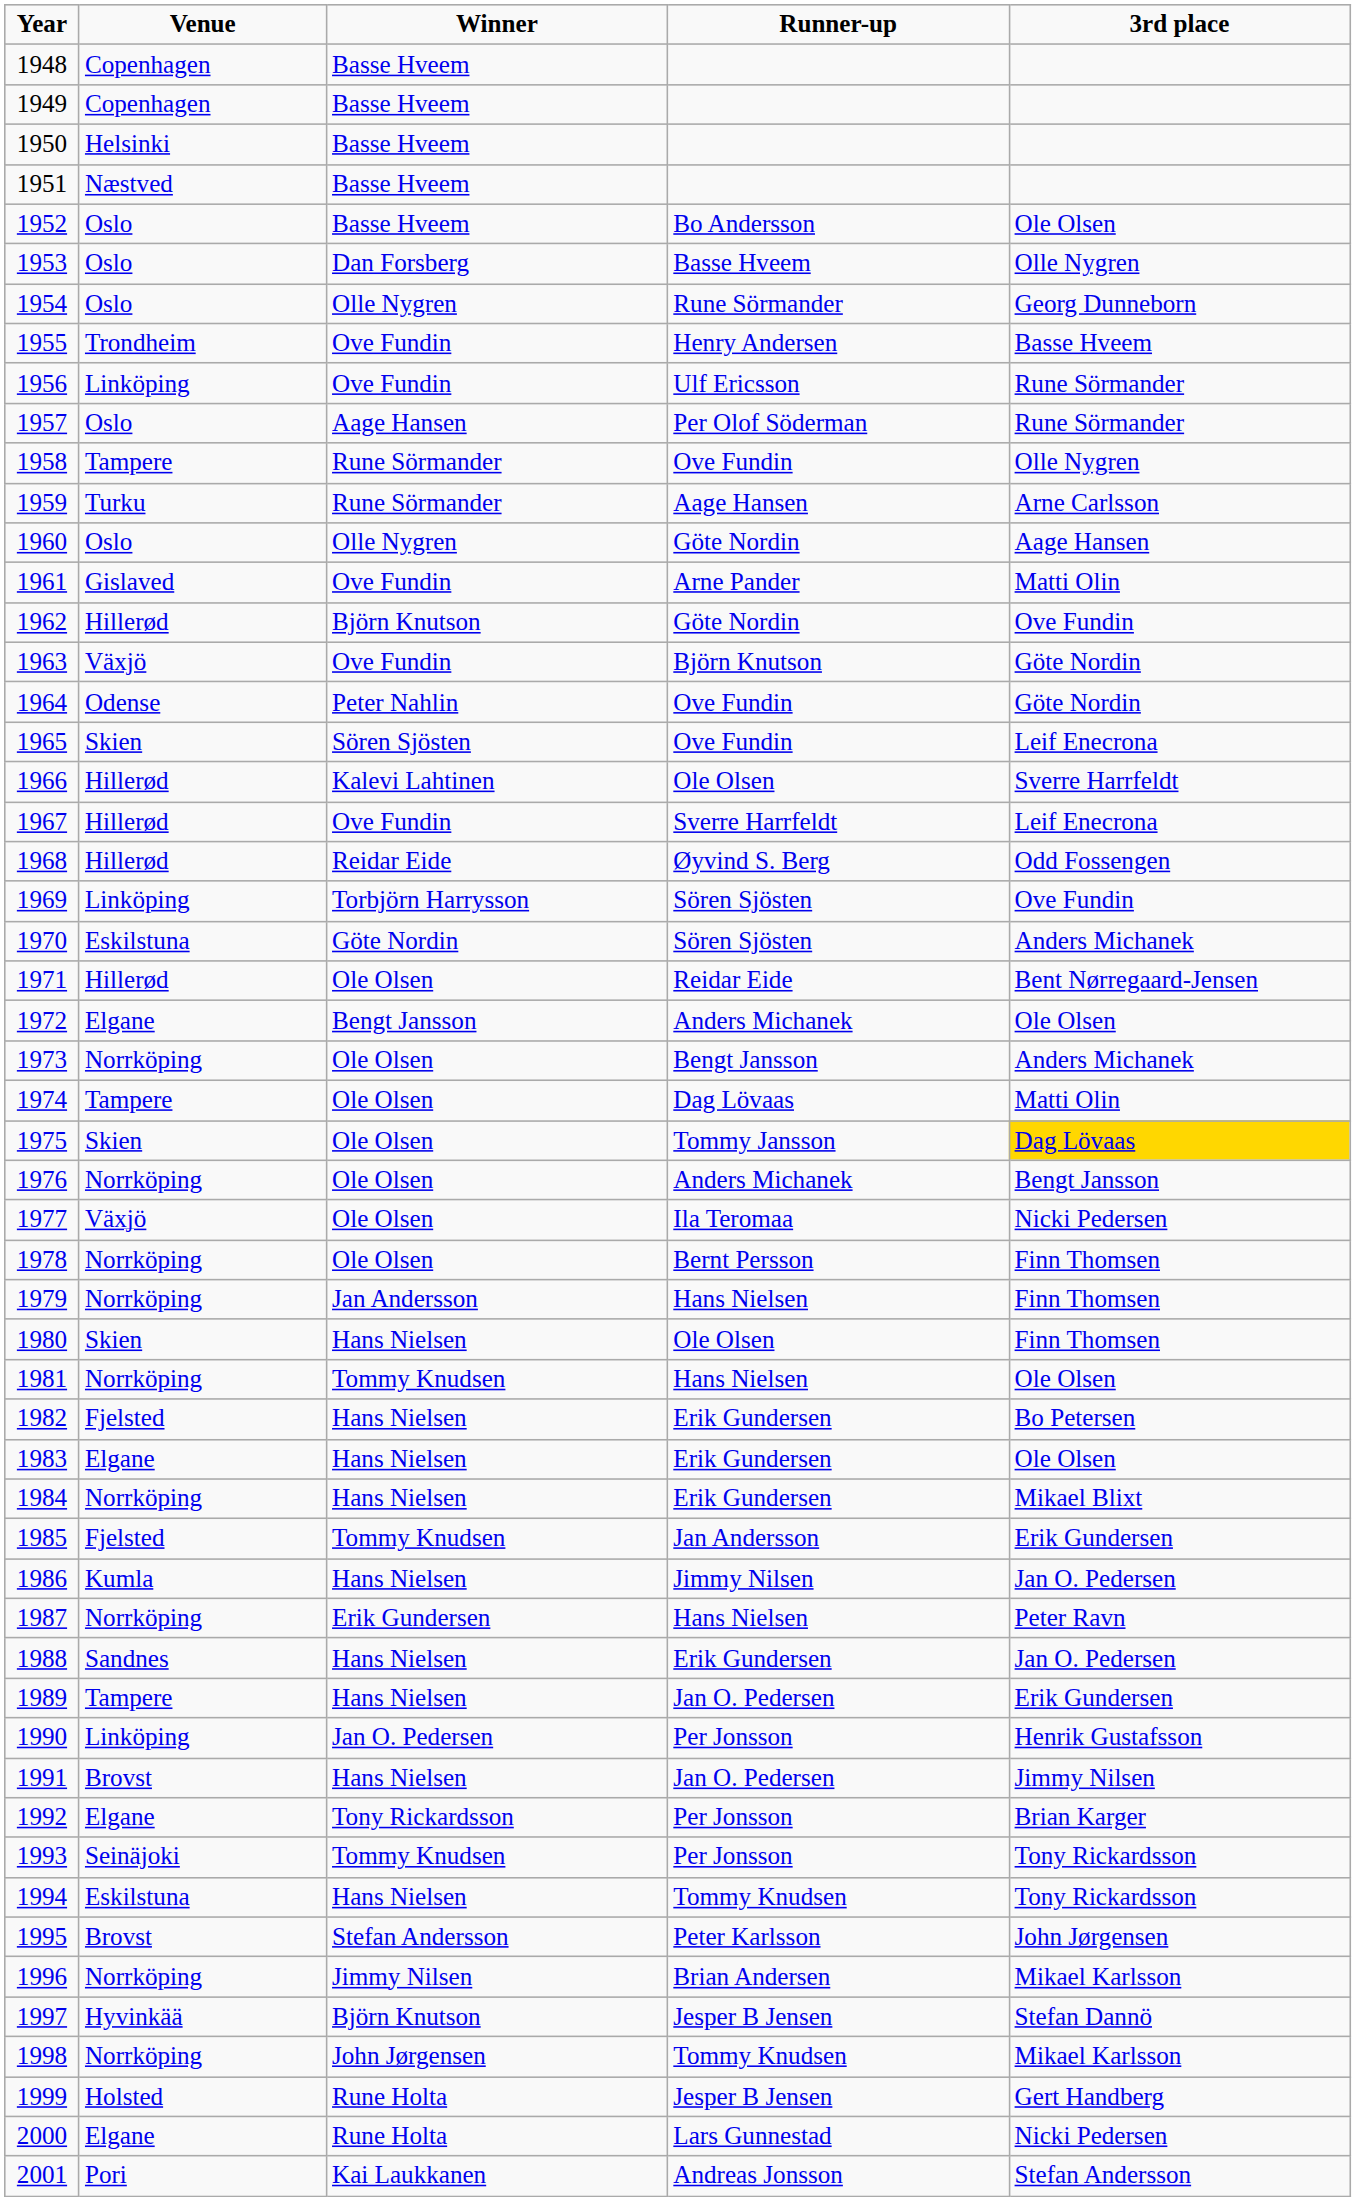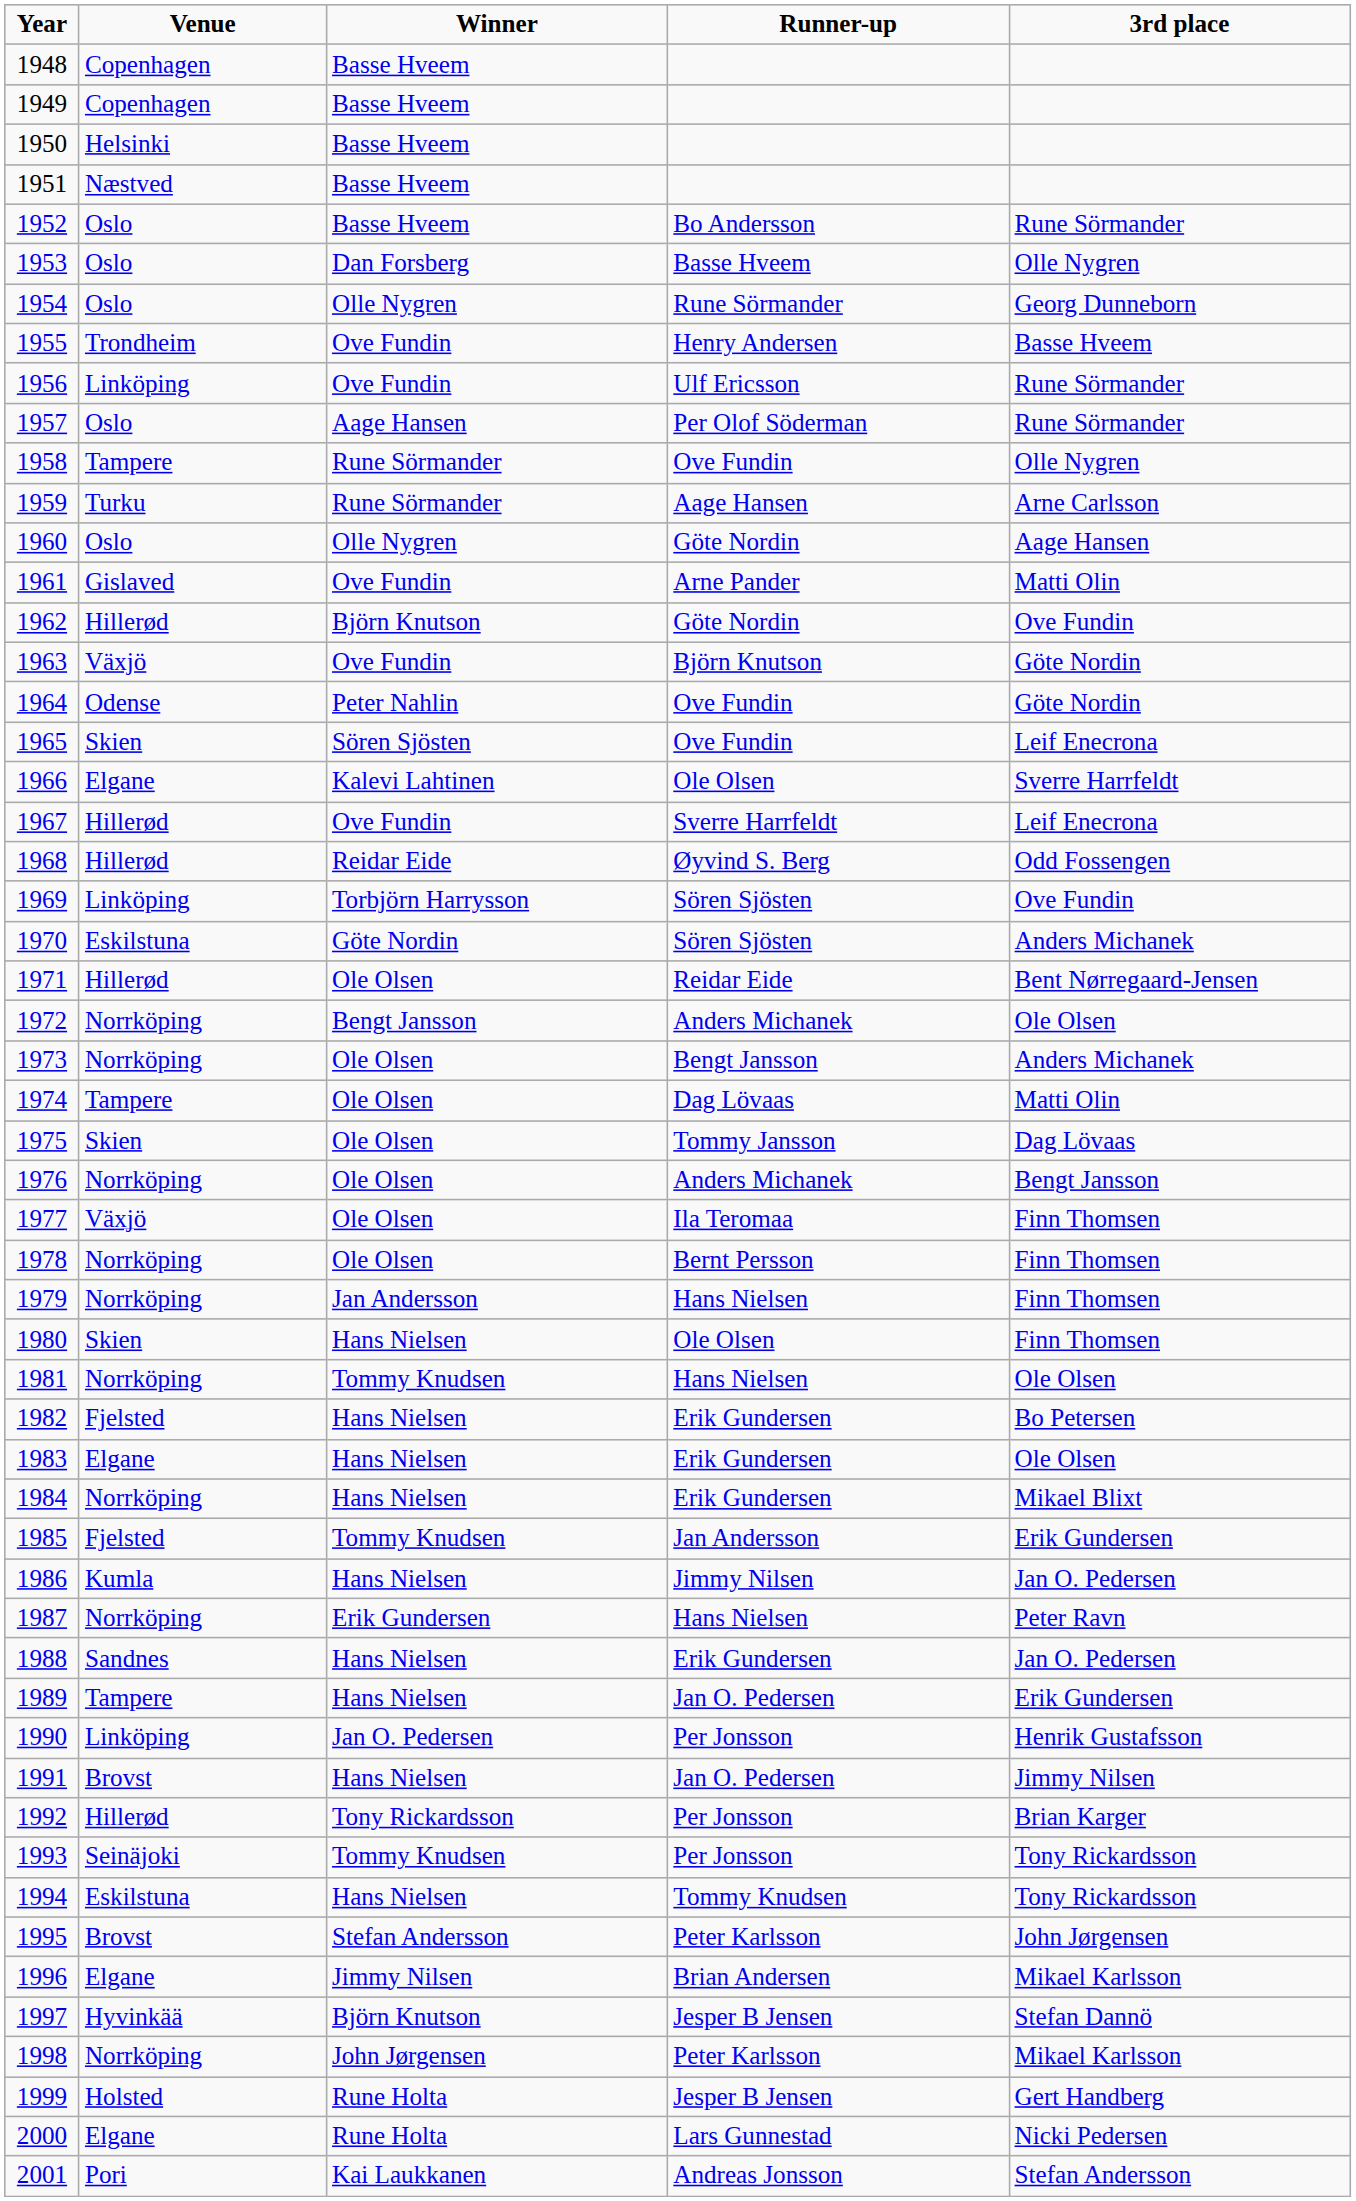(1065, 223) Ole Olsen -> (1099, 223) Rune Sörmander
(127, 781) Hillerød -> (120, 781) Elgane
(120, 1020) Elgane -> (144, 1020) Norrköping
(1075, 1139) gold background -> (1075, 1139) no background
(1091, 1219) Nicki Pedersen -> (1087, 1219) Finn Thomsen
(120, 1817) Elgane -> (127, 1817) Hillerød
(144, 1976) Norrköping -> (120, 1976) Elgane
(760, 2056) Tommy Knudsen -> (747, 2056) Peter Karlsson
